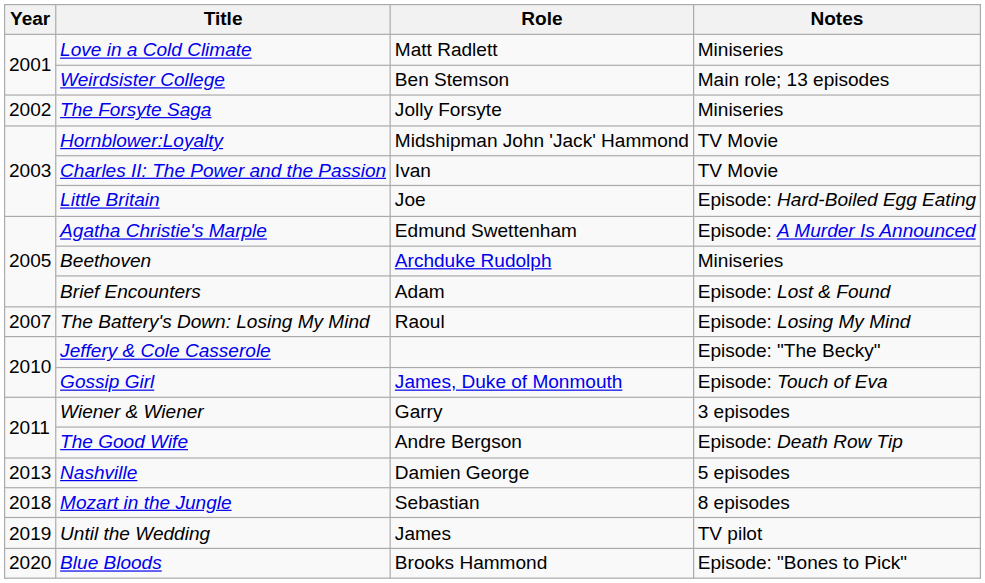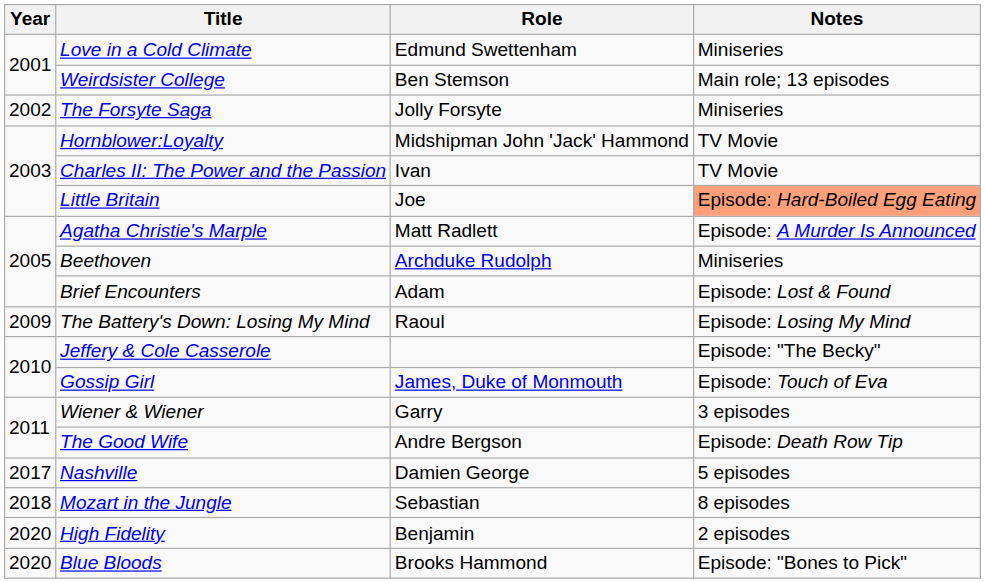(446, 49) Matt Radlett -> (486, 49) Edmund Swettenham
(837, 200) no background -> (837, 200) lightsalmon background
(486, 230) Edmund Swettenham -> (446, 230) Matt Radlett
(30, 321) 2007 -> (30, 321) 2009
(30, 472) 2013 -> (30, 472) 2017
- row: (135, 532)
+ row: (112, 532)
